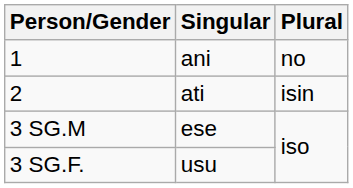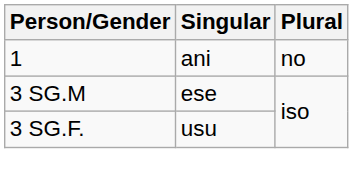- row: (16, 93)
